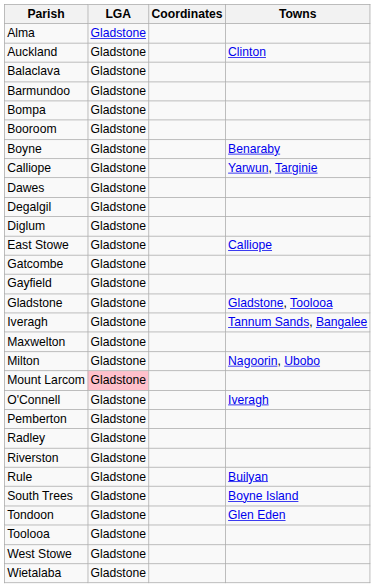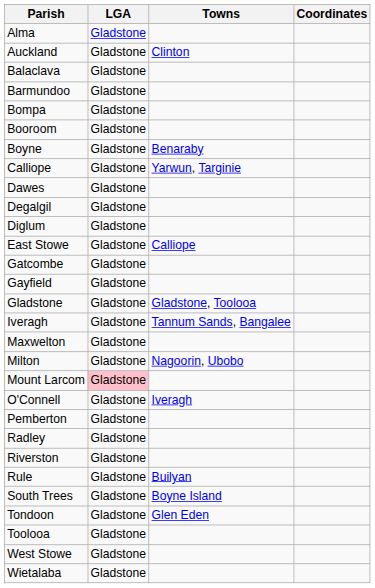columns swapped: (187, 14) <-> (298, 14)
